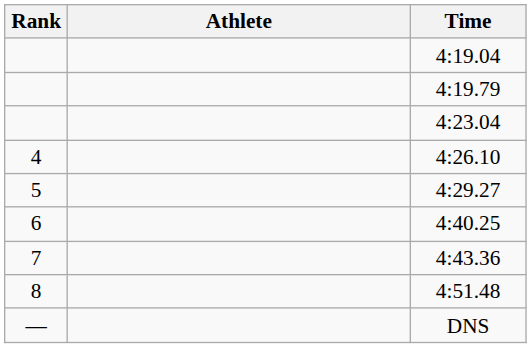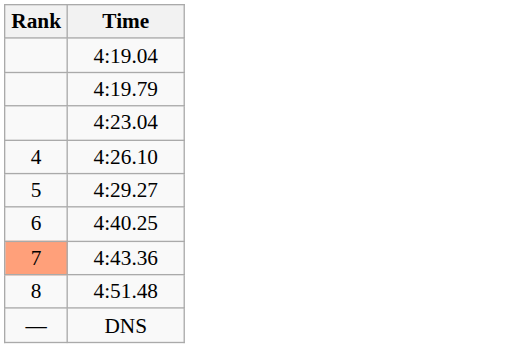- column: (239, 21)
(36, 257) no background -> (36, 257) lightsalmon background
